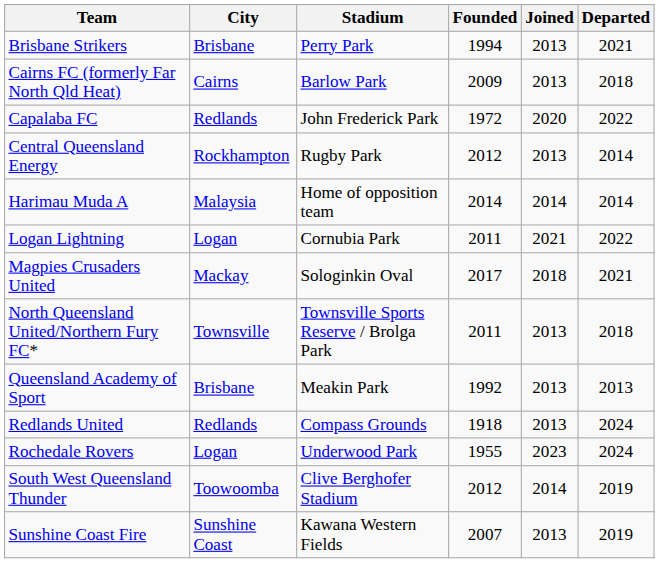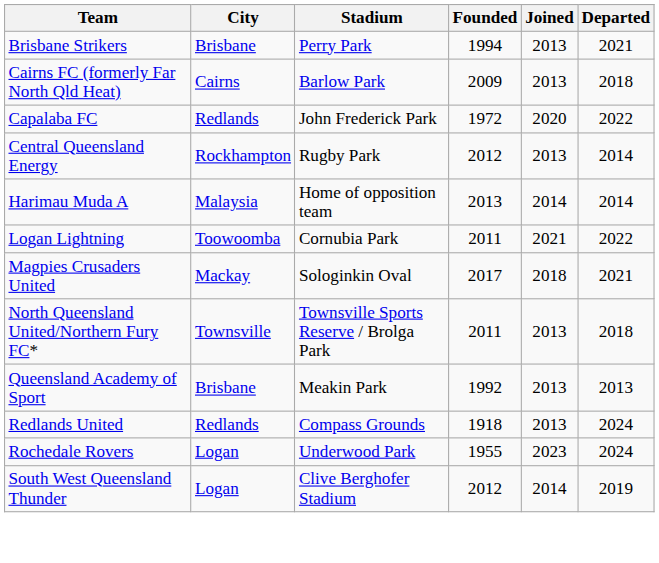(485, 201) 2014 -> (485, 201) 2013
(215, 238) Logan -> (238, 238) Toowoomba
(236, 488) Toowoomba -> (217, 488) Logan
- row: (77, 534)
